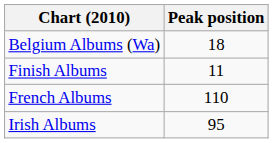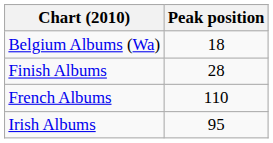(216, 71) 11 -> (216, 71) 28
